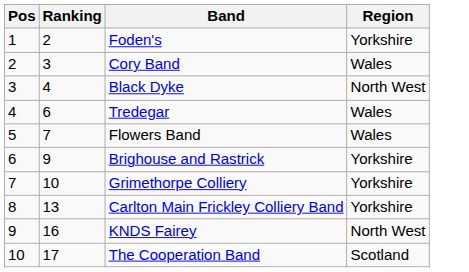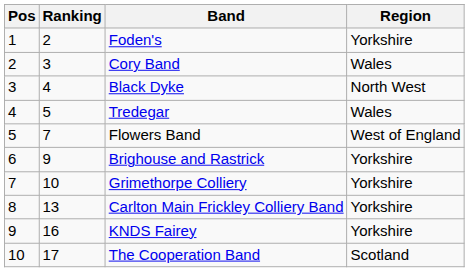(47, 111) 6 -> (47, 111) 5
(371, 135) Wales -> (406, 135) West of England
(388, 231) North West -> (382, 231) Yorkshire
